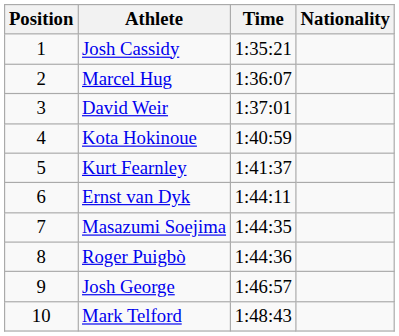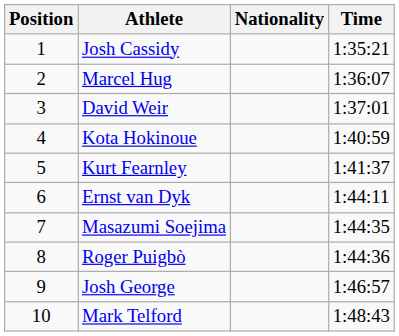columns swapped: (345, 19) <-> (263, 19)
